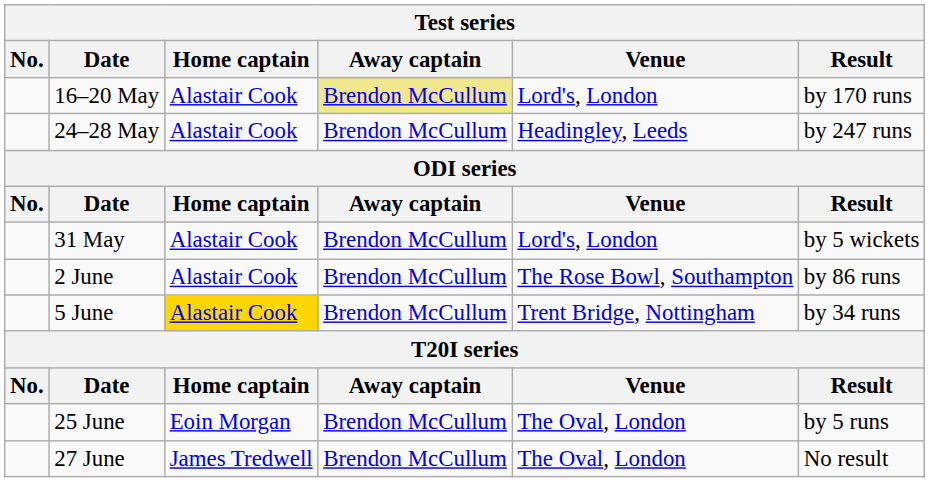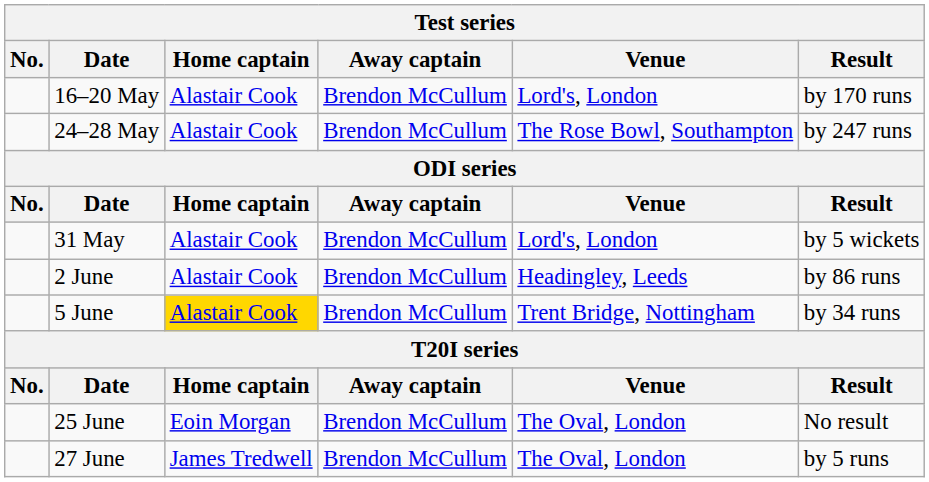(415, 95) khaki background -> (415, 95) no background
(602, 131) Headingley, Leeds -> (655, 131) The Rose Bowl, Southampton
(655, 276) The Rose Bowl, Southampton -> (602, 276) Headingley, Leeds
(846, 421) by 5 runs -> (846, 421) No result
(846, 458) No result -> (846, 458) by 5 runs
